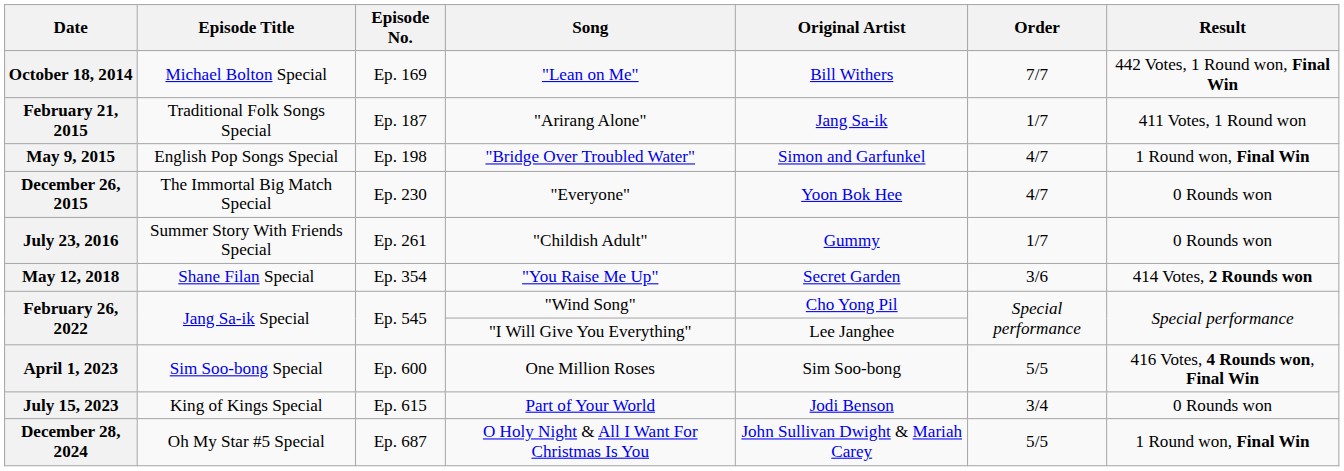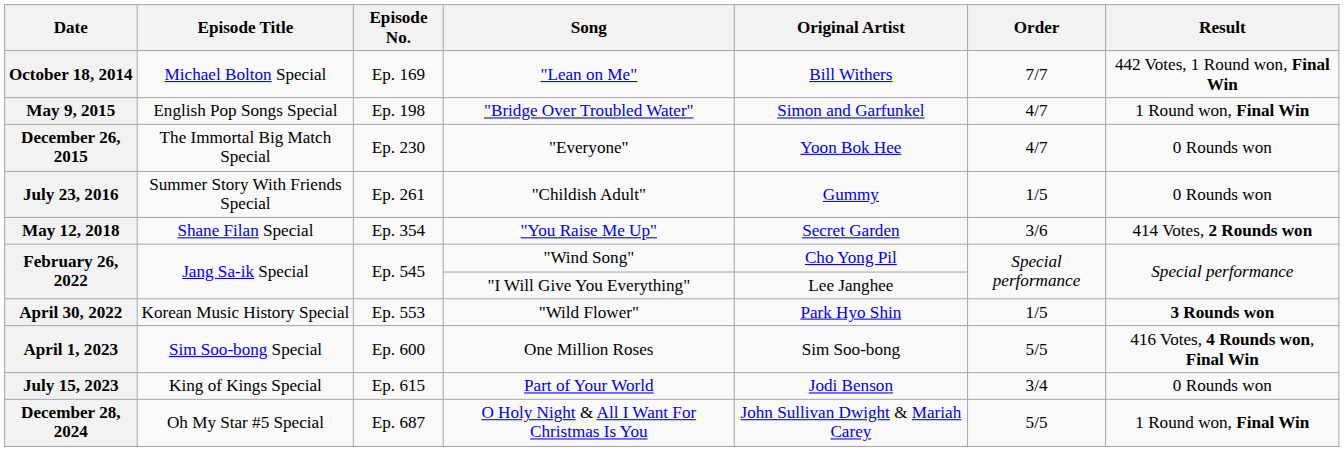- row: (71, 120)
(1037, 240) 1/7 -> (1037, 194) 1/5
+ row: (71, 312)
